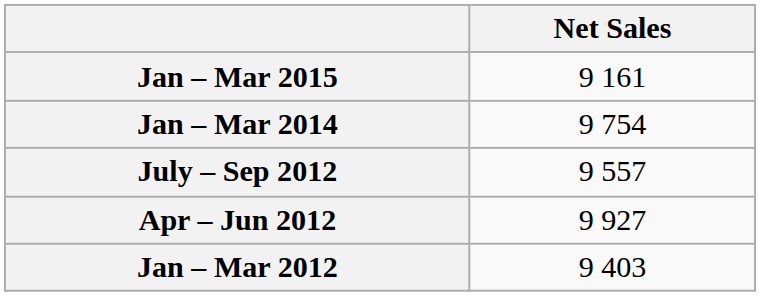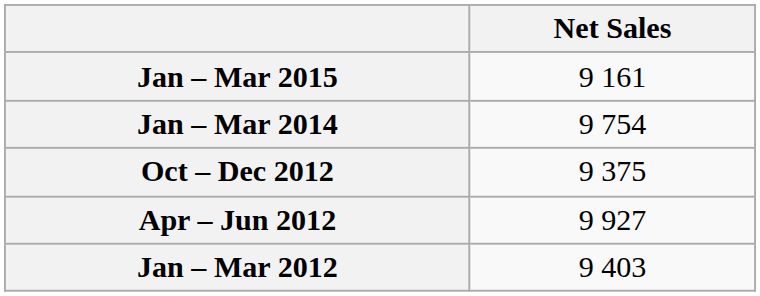+ row: (237, 171)
- row: (237, 171)
